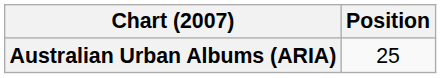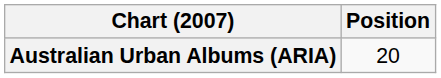(388, 55) 25 -> (388, 55) 20
